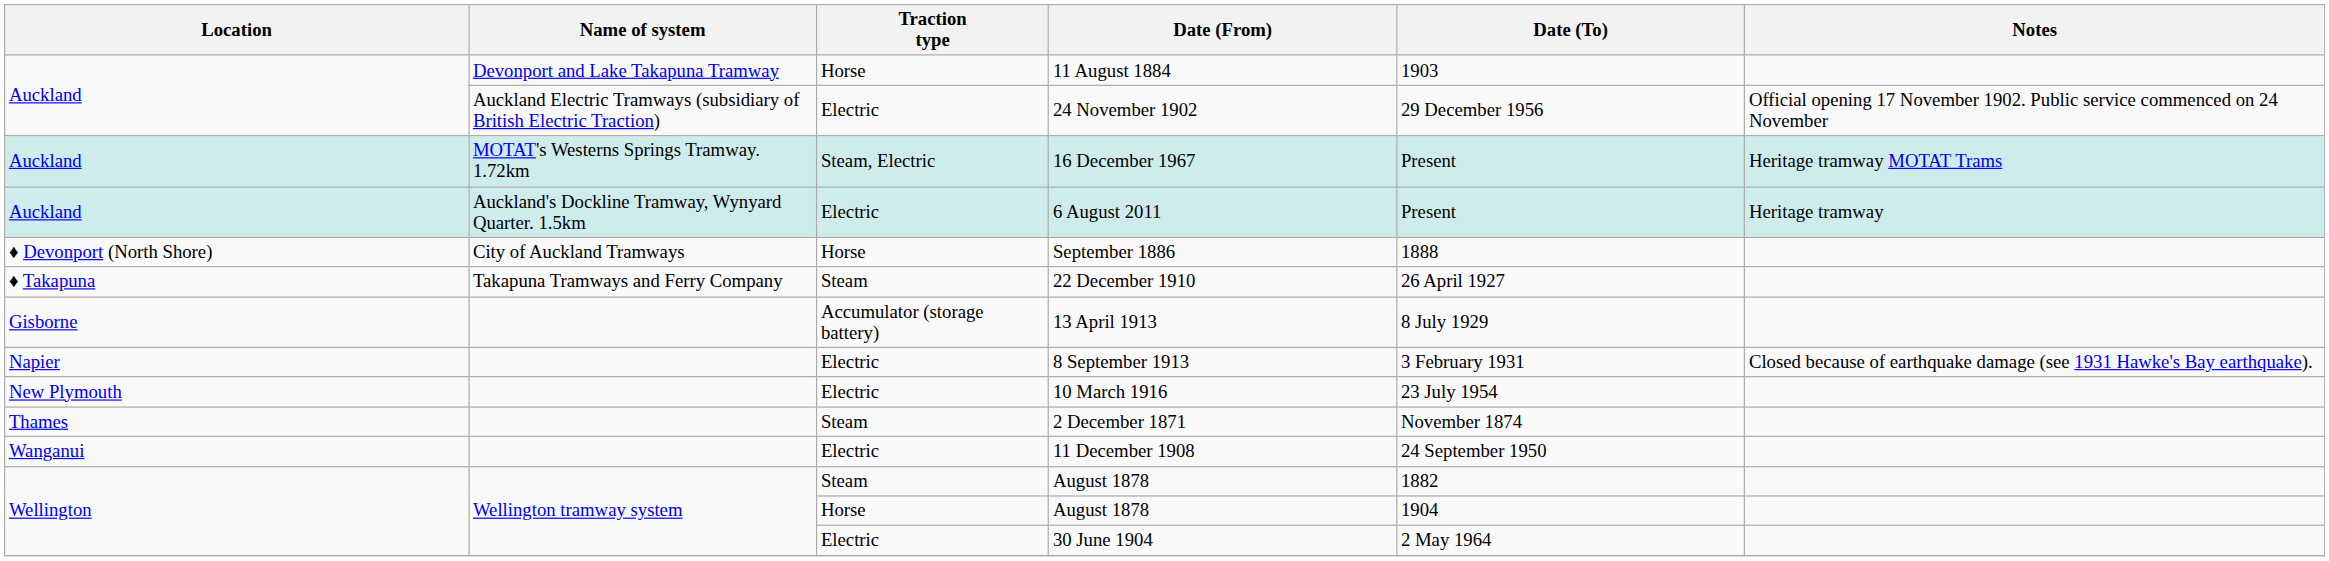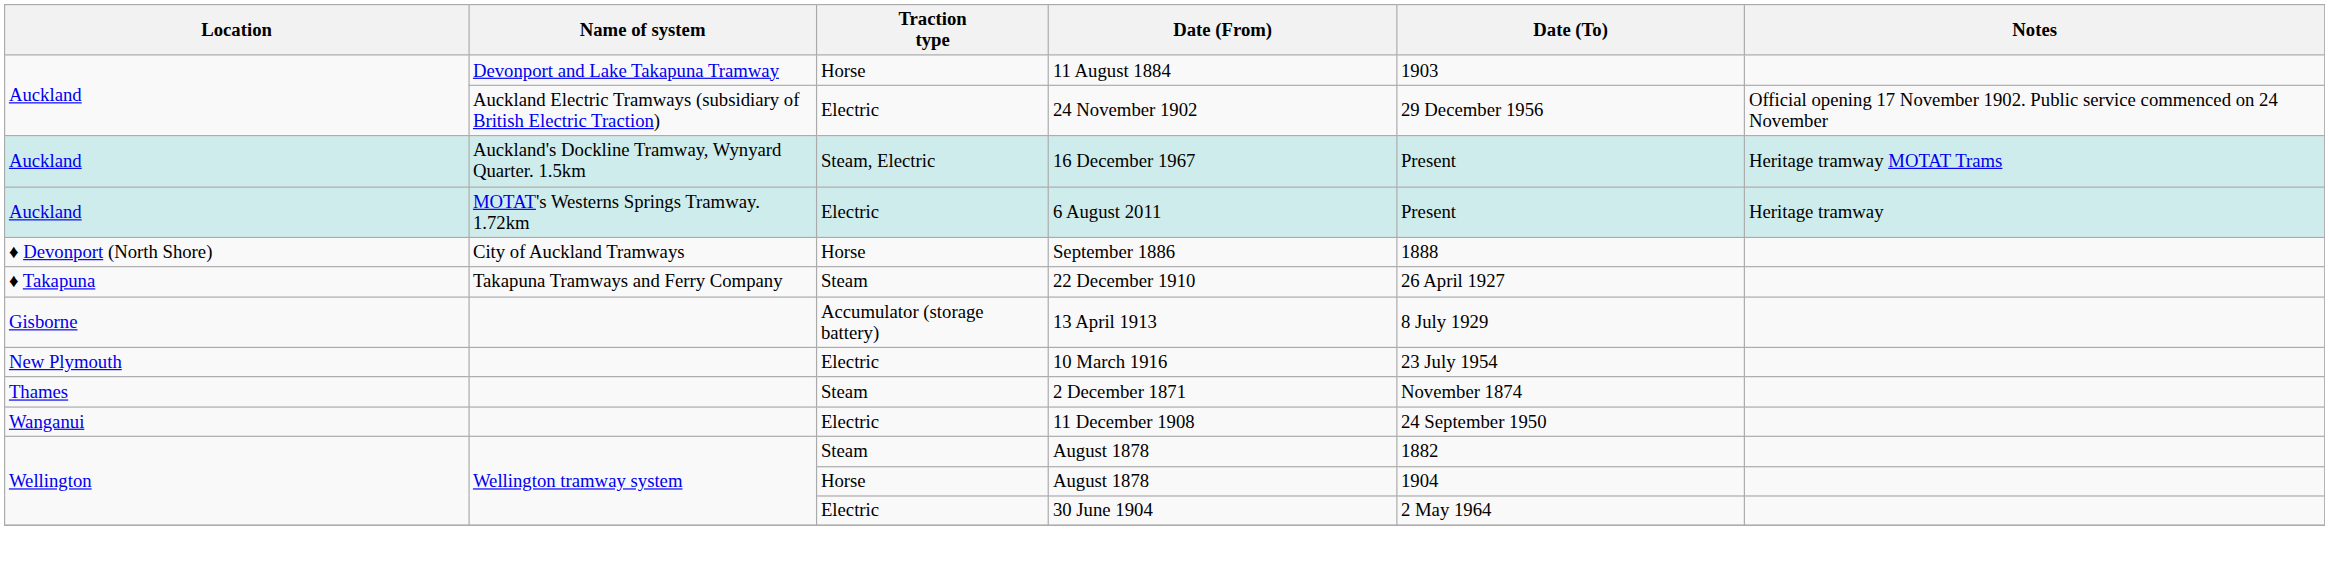(616, 161) MOTAT's Westerns Springs Tramway. 1.72km -> (627, 161) Auckland's Dockline Tramway, Wynyard Quarter. 1.5km
(627, 211) Auckland's Dockline Tramway, Wynyard Quarter. 1.5km -> (616, 211) MOTAT's Westerns Springs Tramway. 1.72km
- row: (850, 362)
